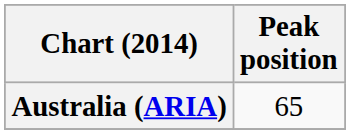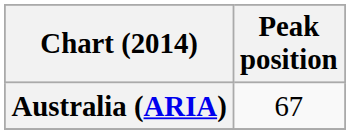(289, 105) 65 -> (289, 105) 67
